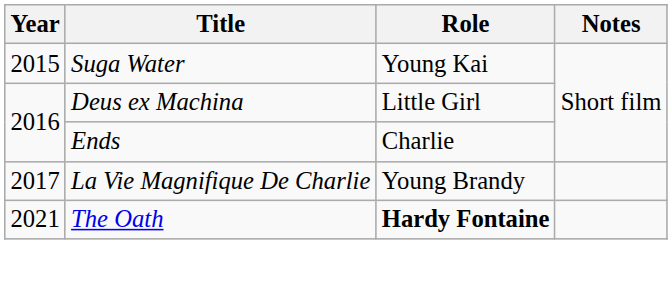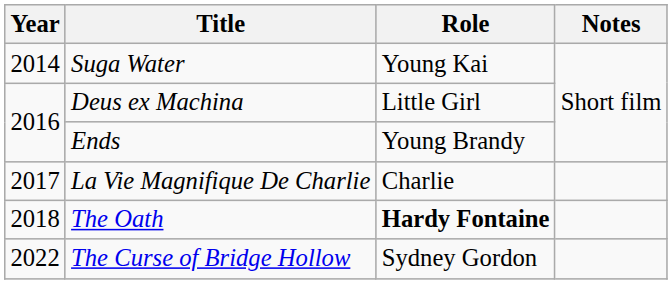(35, 63) 2015 -> (35, 63) 2014
(418, 141) Charlie -> (453, 141) Young Brandy
(453, 180) Young Brandy -> (418, 180) Charlie
(35, 219) 2021 -> (35, 219) 2018
+ row: (211, 258)
